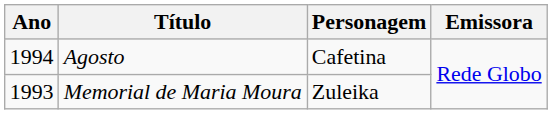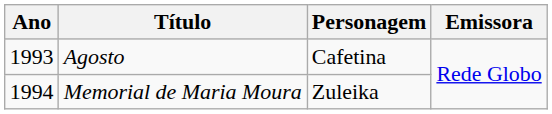(32, 56) 1994 -> (32, 56) 1993
(32, 91) 1993 -> (32, 91) 1994
